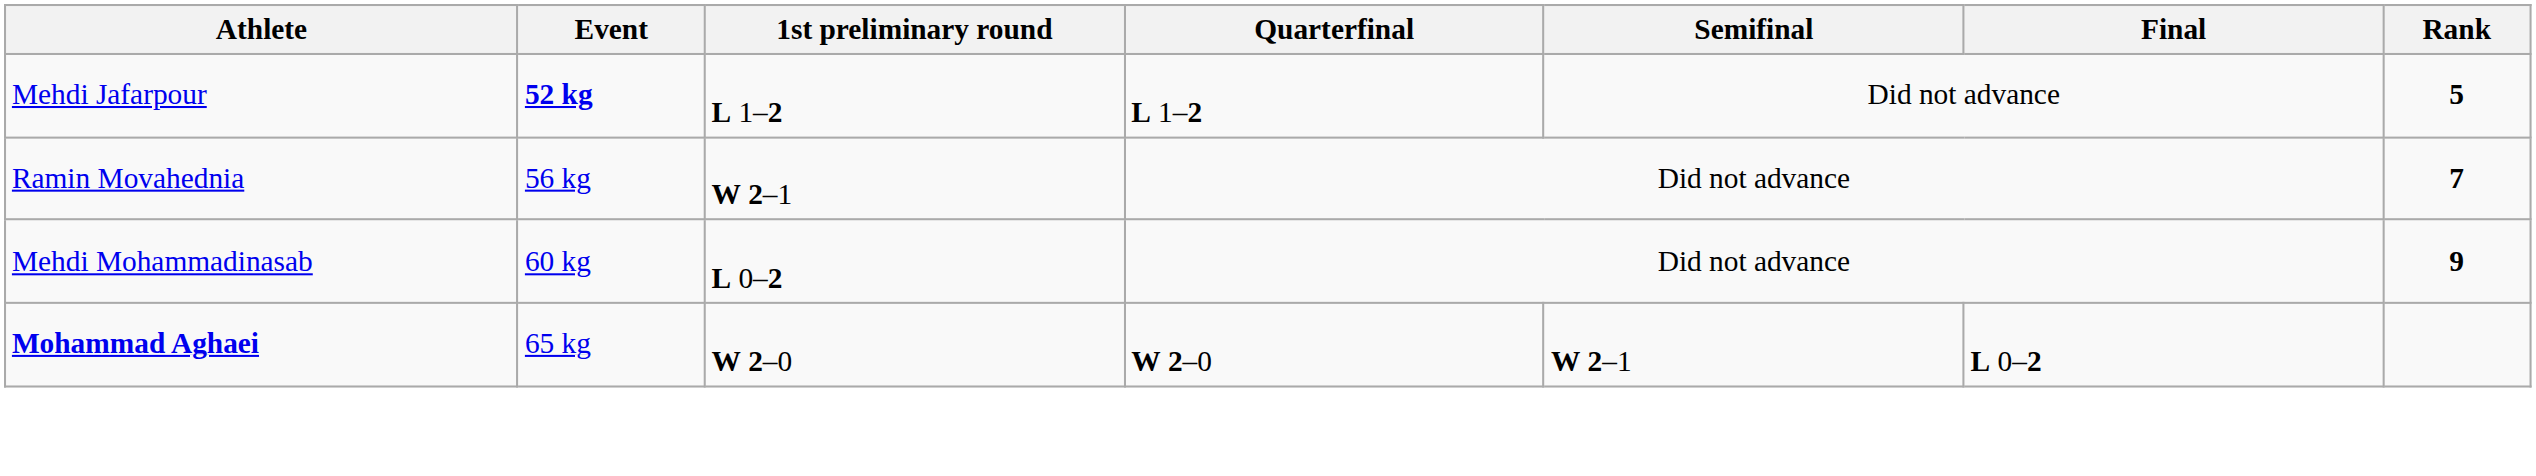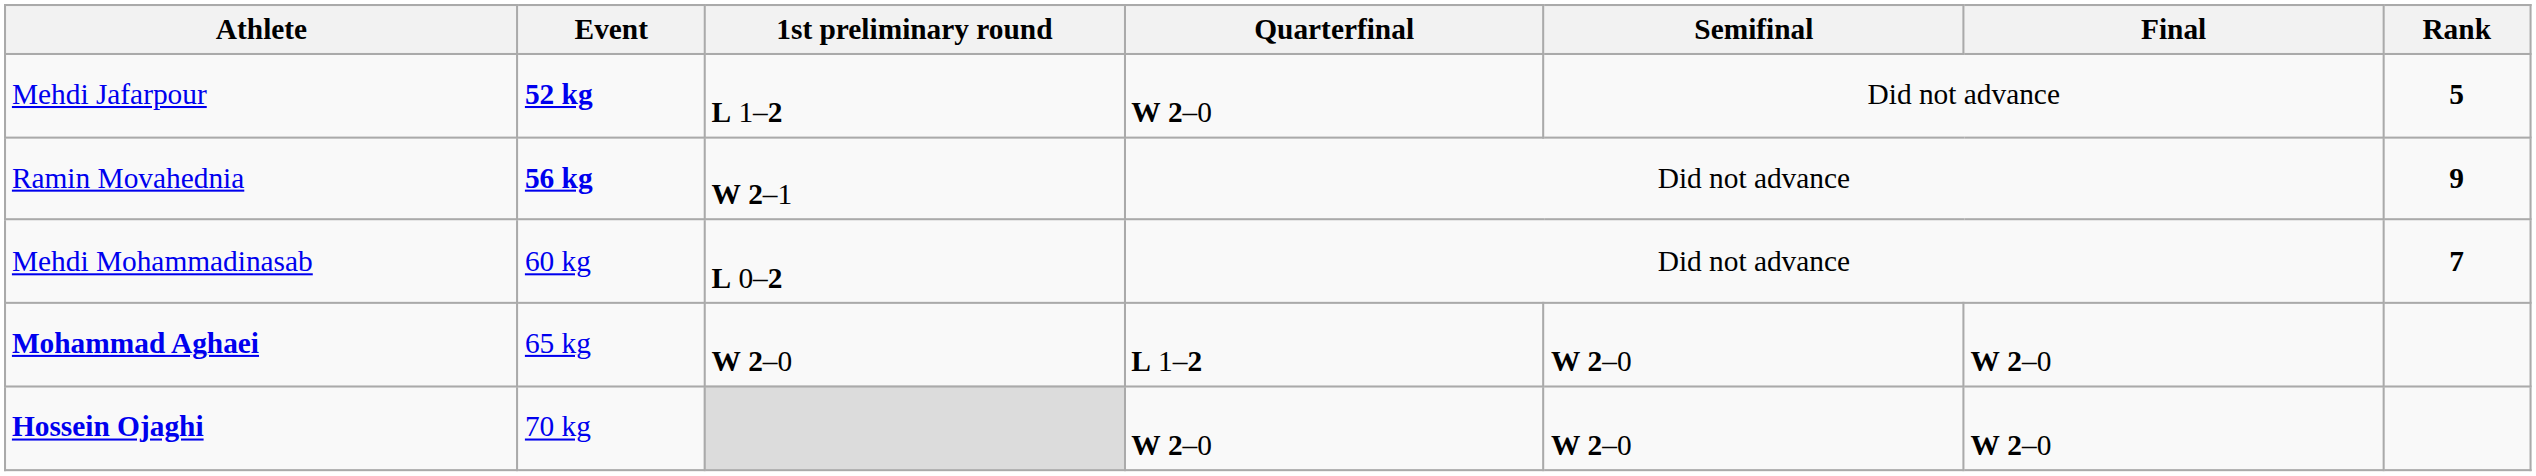(1167, 112) L 1–2 -> (1172, 112) W 2–0
(558, 178) normal -> (559, 178) bold
(2457, 178) 7 -> (2457, 178) 9
(2457, 261) 9 -> (2457, 261) 7
(1172, 361) W 2–0 -> (1167, 361) L 1–2
(1591, 361) W 2–1 -> (1591, 361) W 2–0
(2006, 361) L 0–2 -> (2011, 361) W 2–0
+ row: (108, 427)
